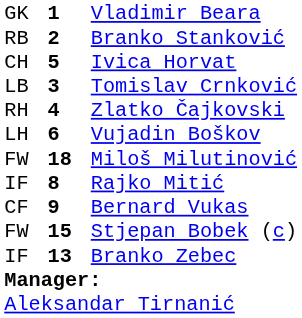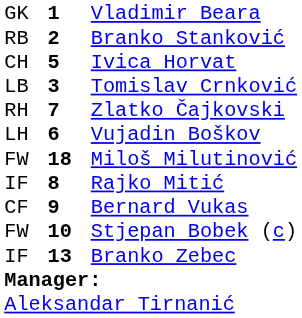(54, 111) 4 -> (54, 111) 7
(60, 232) 15 -> (60, 232) 10
